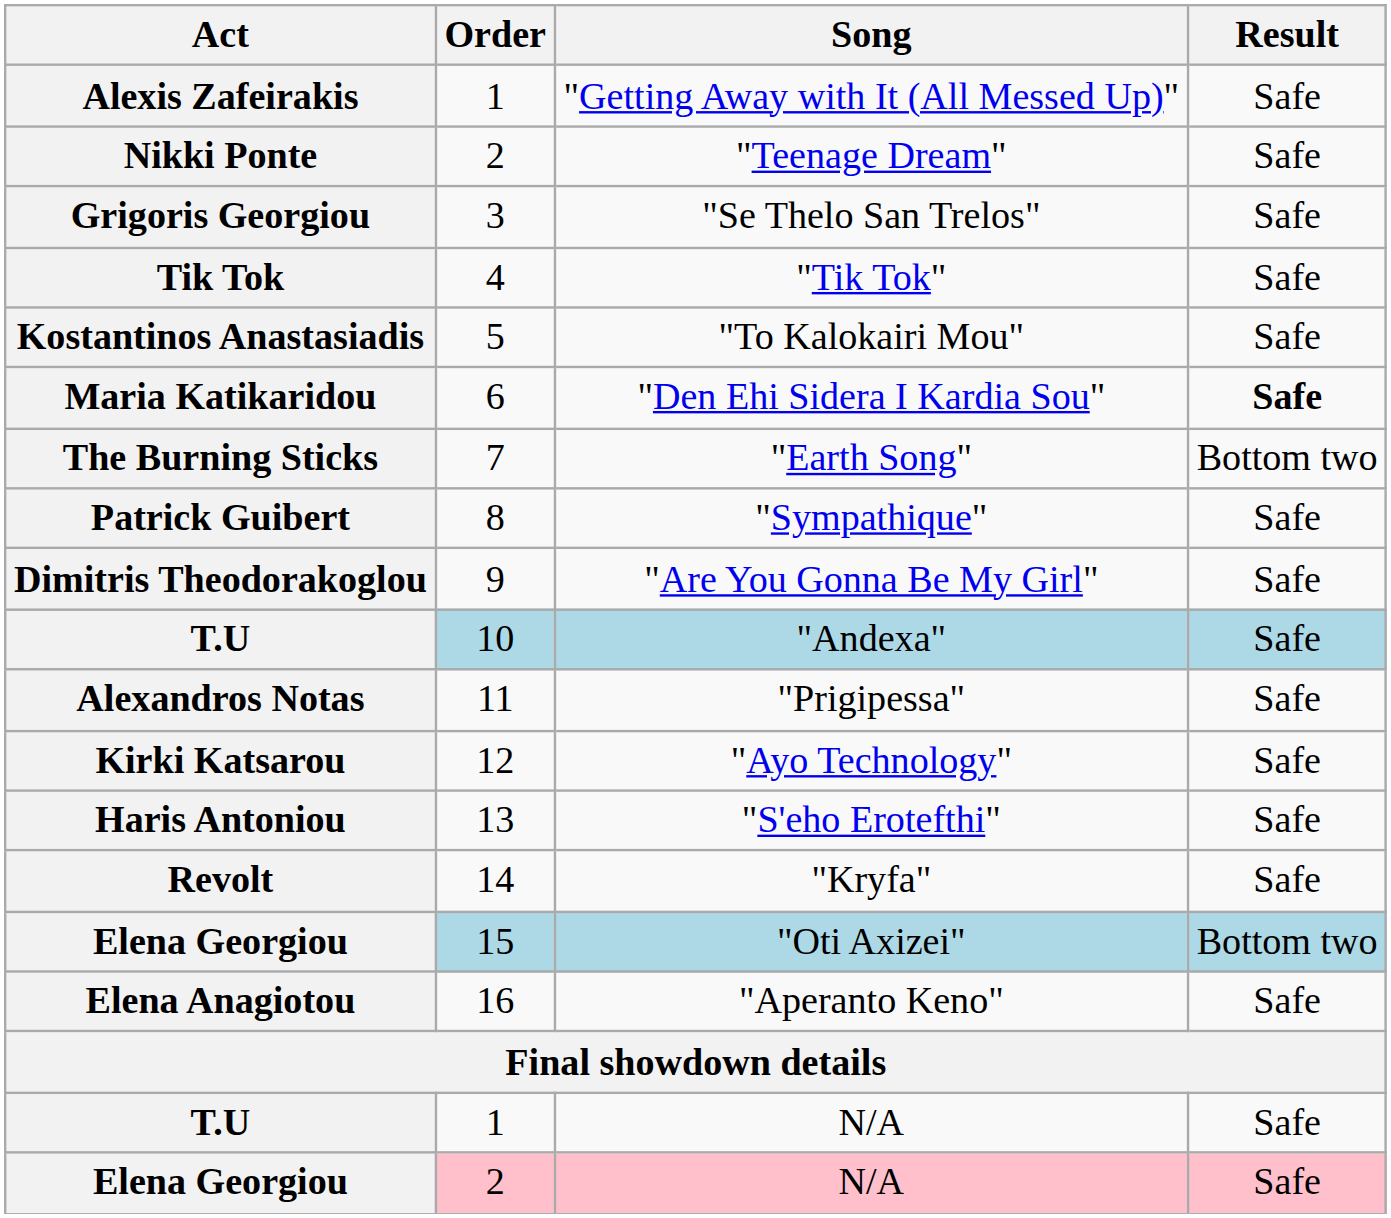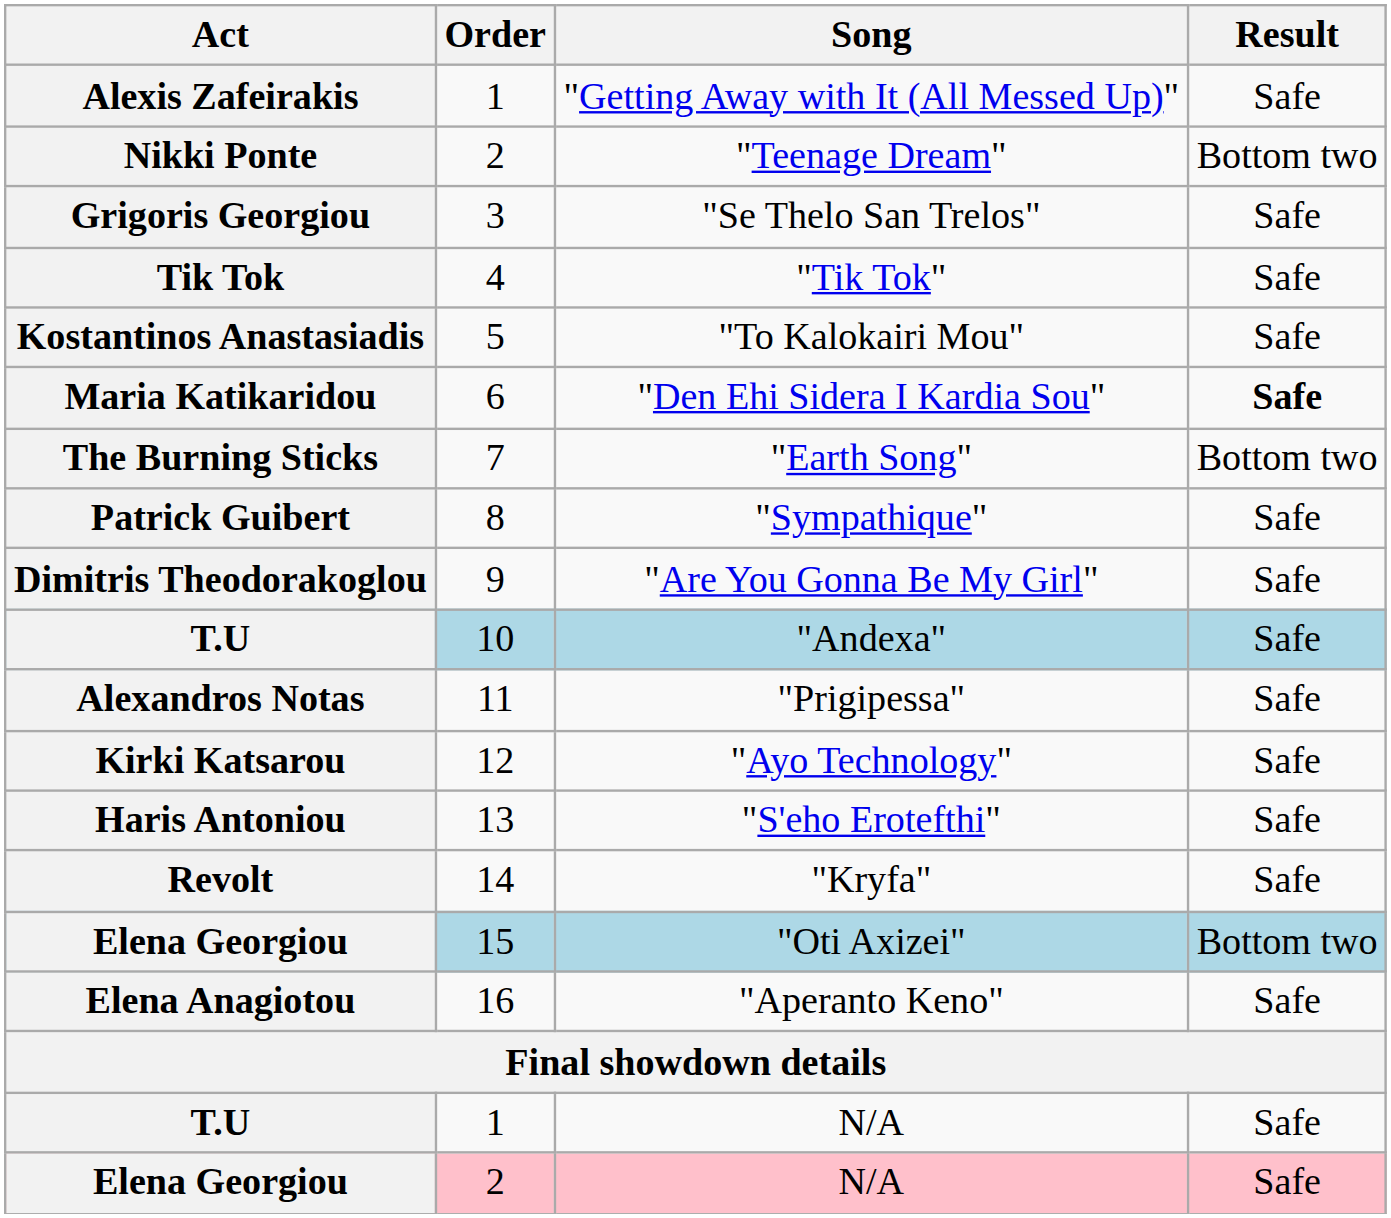(1287, 155) Safe -> (1287, 155) Bottom two
